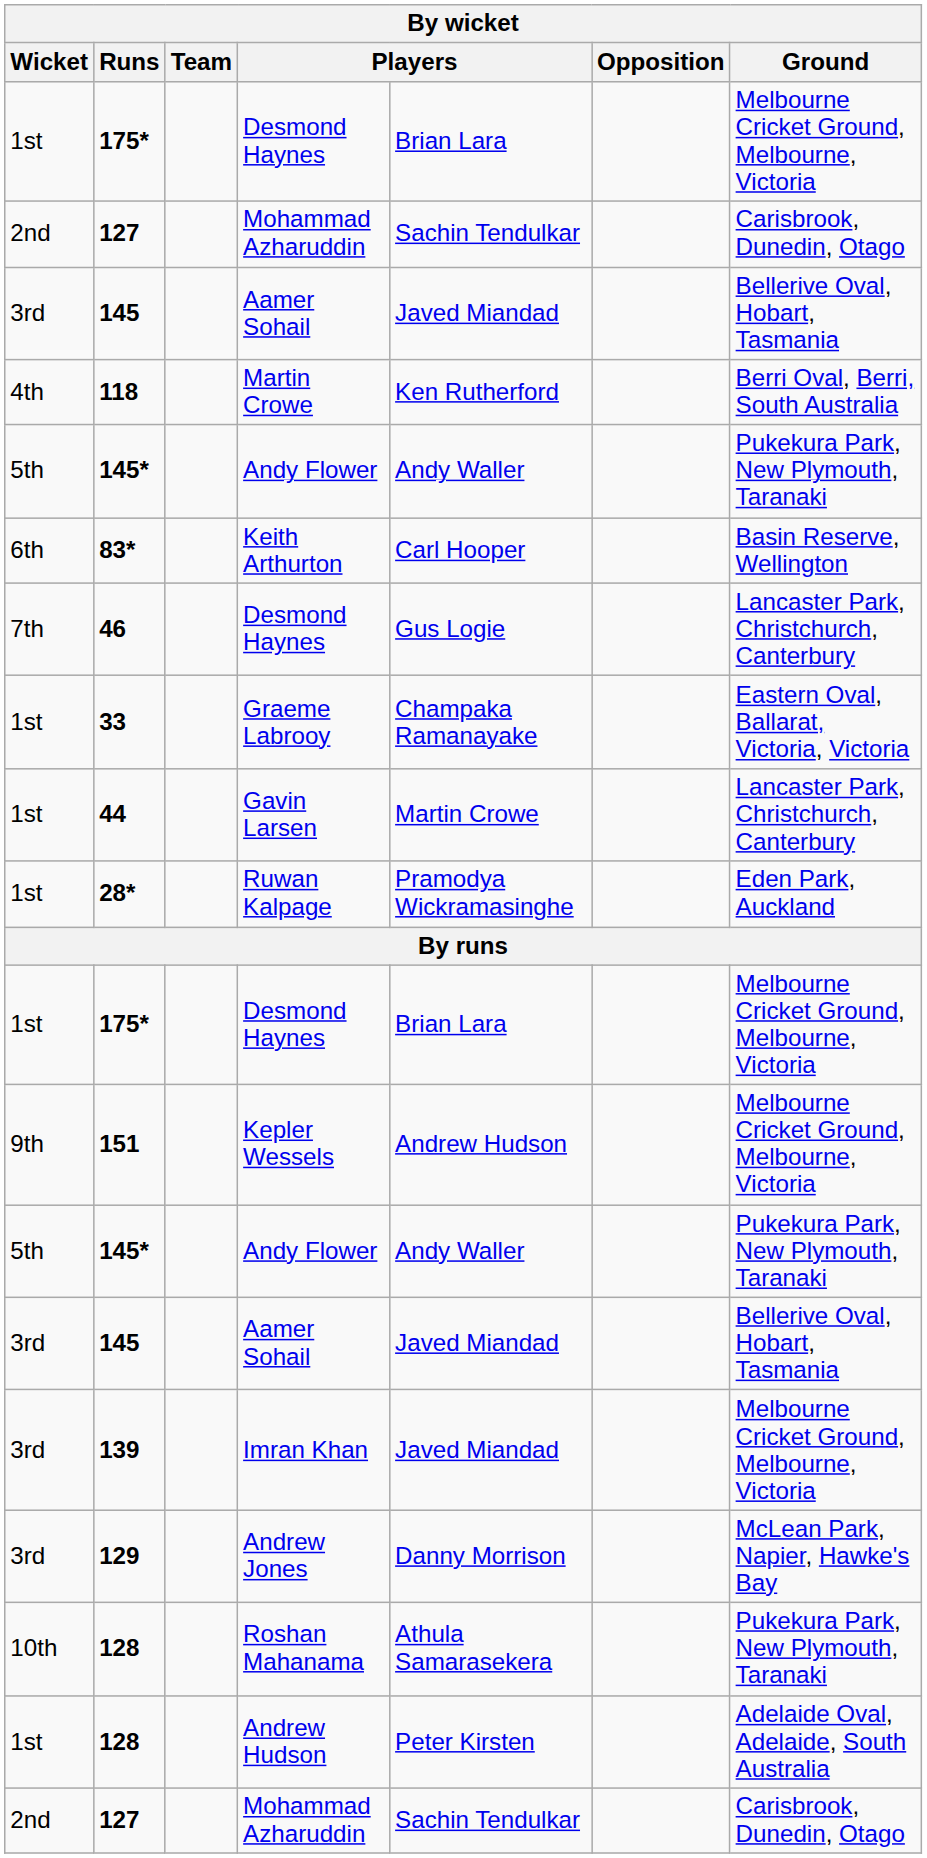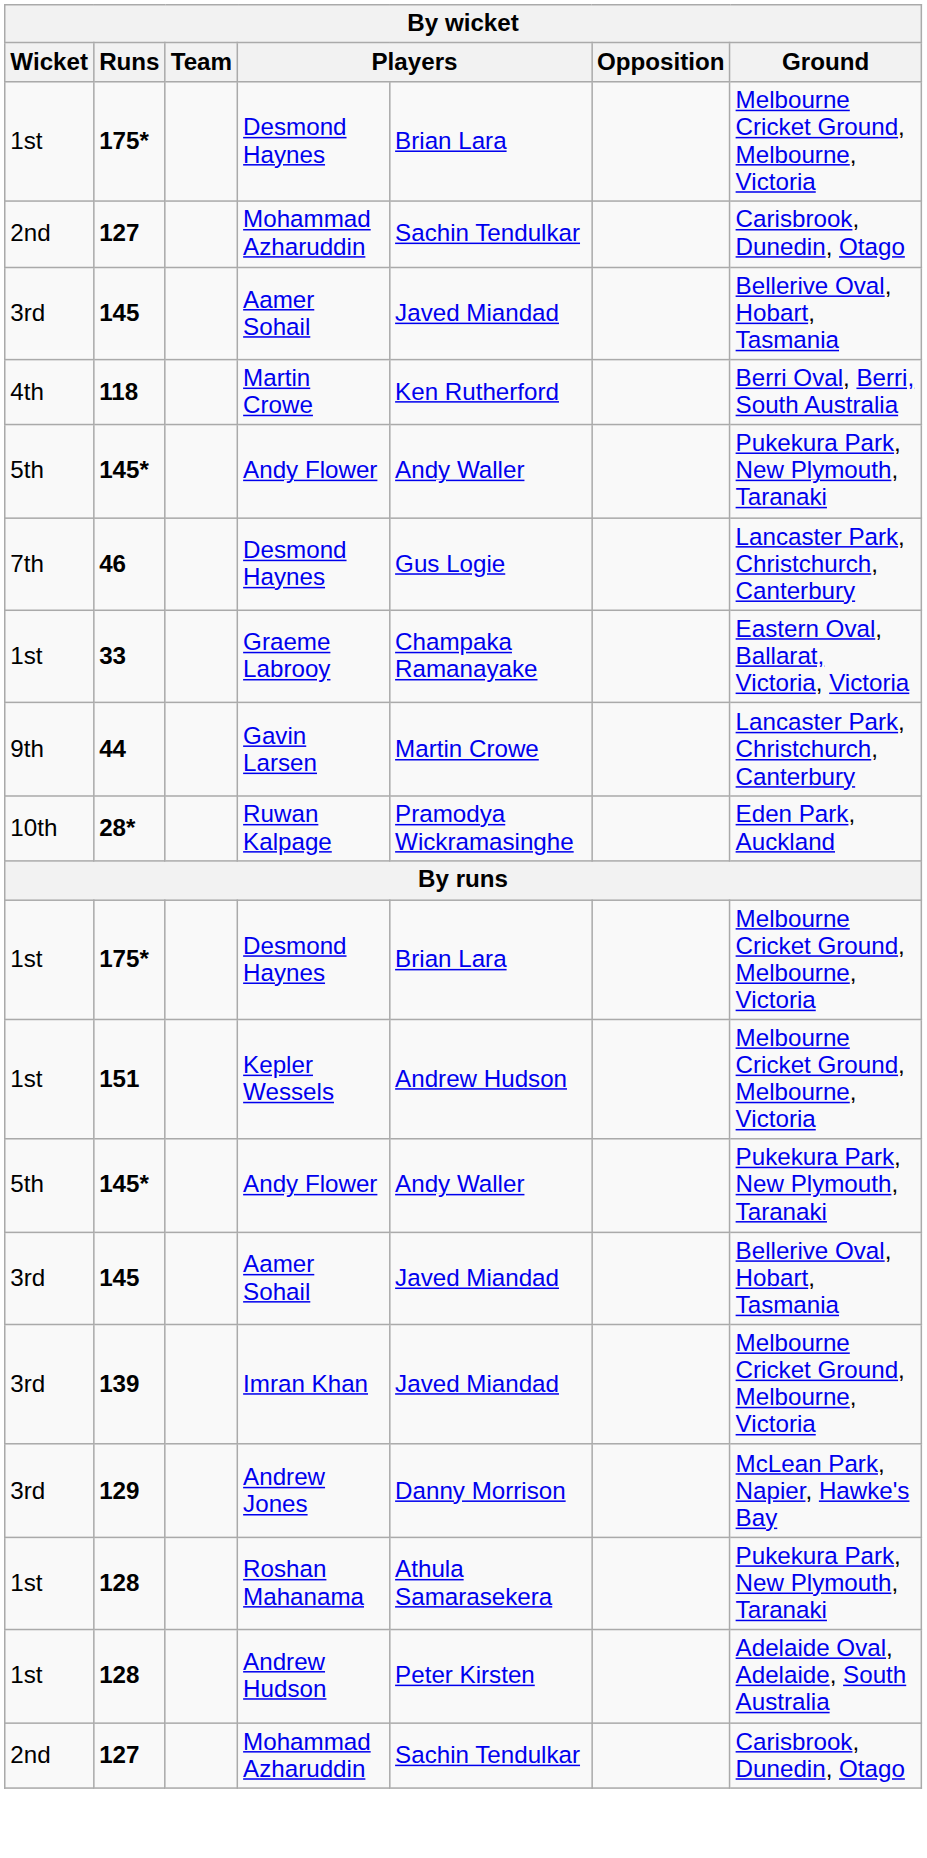- row: (117, 550)
(26, 814) 1st -> (27, 749) 9th
(26, 893) 1st -> (34, 828) 10th
(27, 1144) 9th -> (26, 1078) 1st
(34, 1648) 10th -> (26, 1583) 1st
